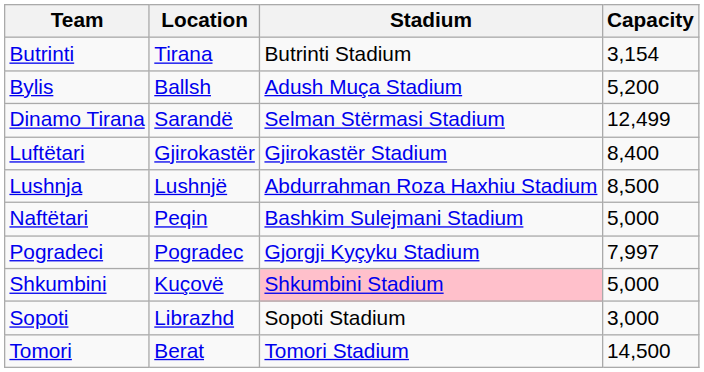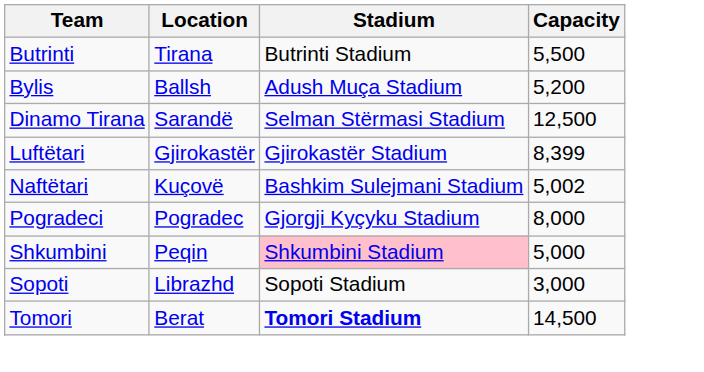(633, 53) 3,154 -> (559, 53) 5,500
(639, 119) 12,499 -> (565, 119) 12,500
(633, 152) 8,400 -> (559, 152) 8,399
- row: (46, 185)
(181, 218) Peqin -> (189, 185) Kuçovë
(633, 218) 5,000 -> (559, 185) 5,002
(633, 251) 7,997 -> (559, 218) 8,000
(189, 284) Kuçovë -> (181, 251) Peqin
(337, 350) normal -> (343, 317) bold
